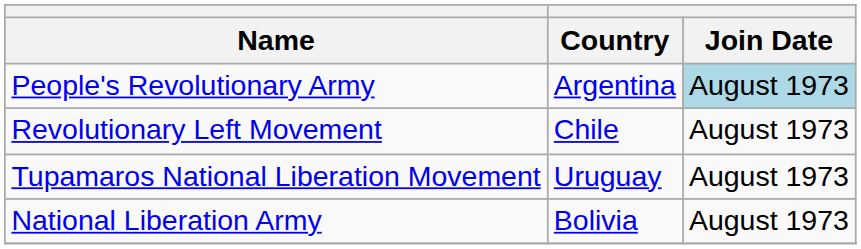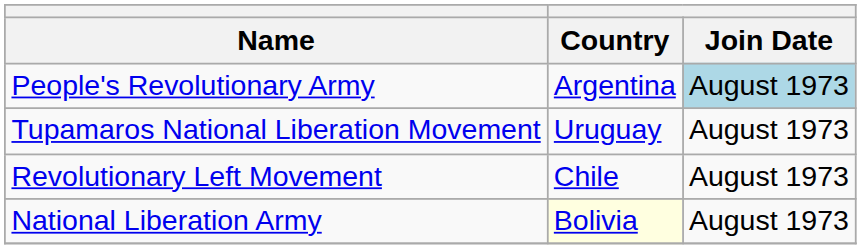rows swapped: (197, 130) <-> (276, 175)
(596, 220) no background -> (596, 220) lightyellow background
